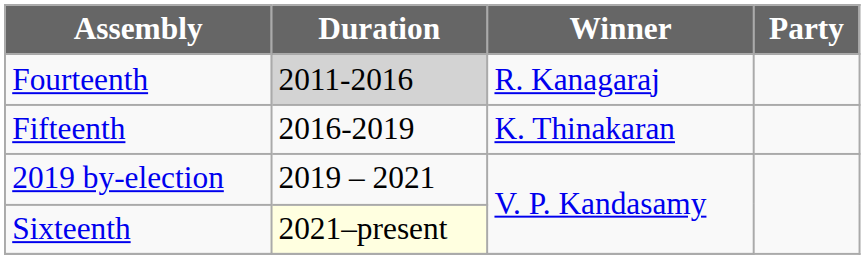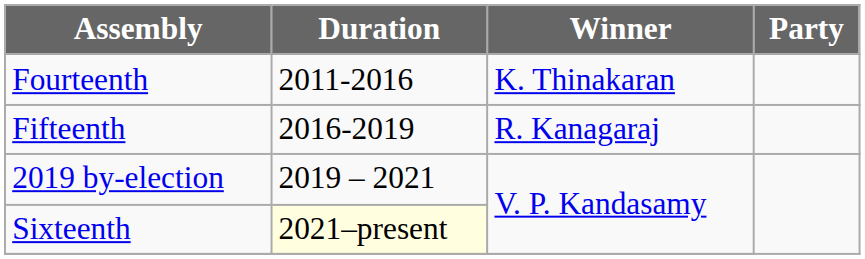(346, 79) lightgrey background -> (346, 79) no background
(577, 79) R. Kanagaraj -> (585, 79) K. Thinakaran
(585, 128) K. Thinakaran -> (577, 128) R. Kanagaraj
